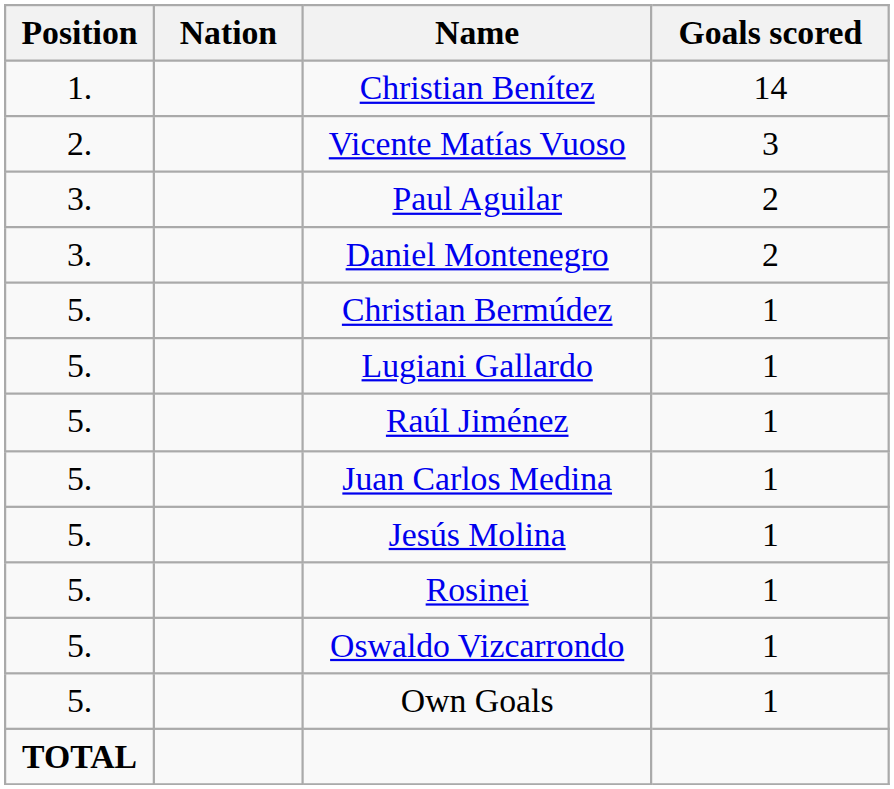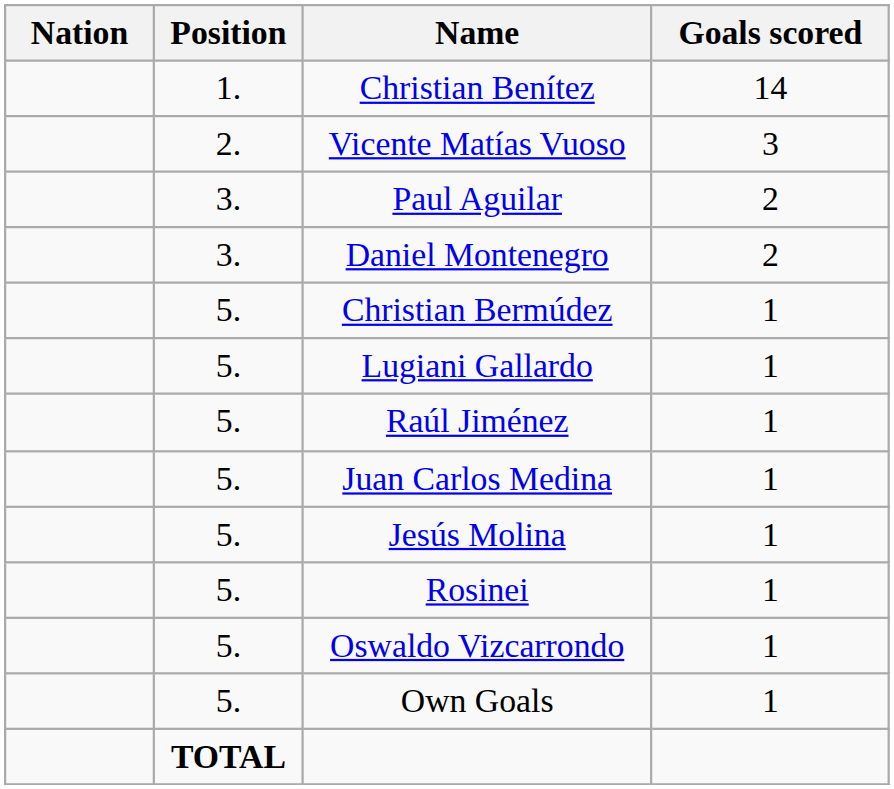columns swapped: (80, 32) <-> (228, 32)
